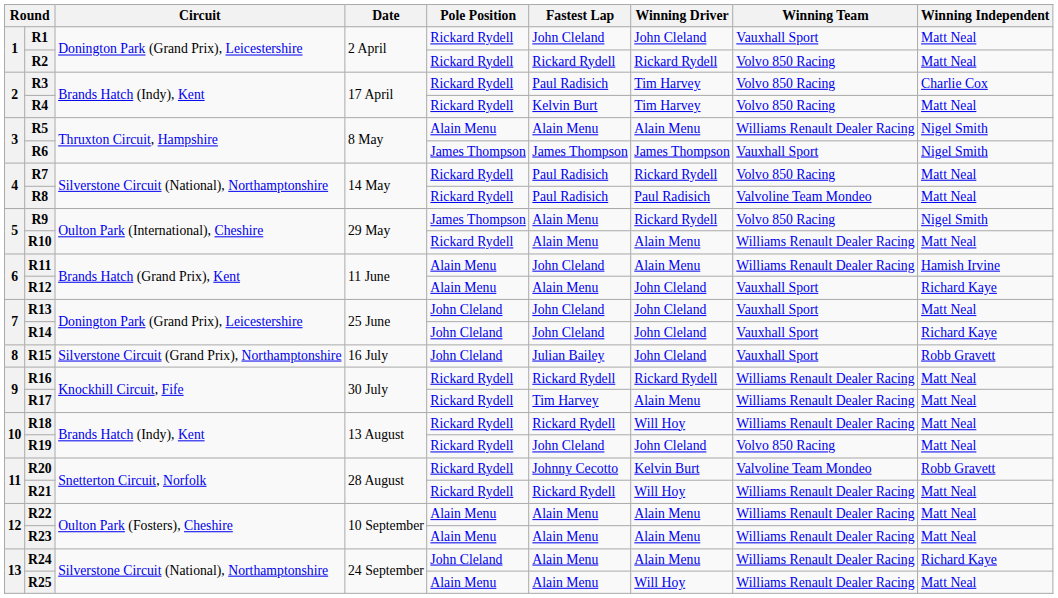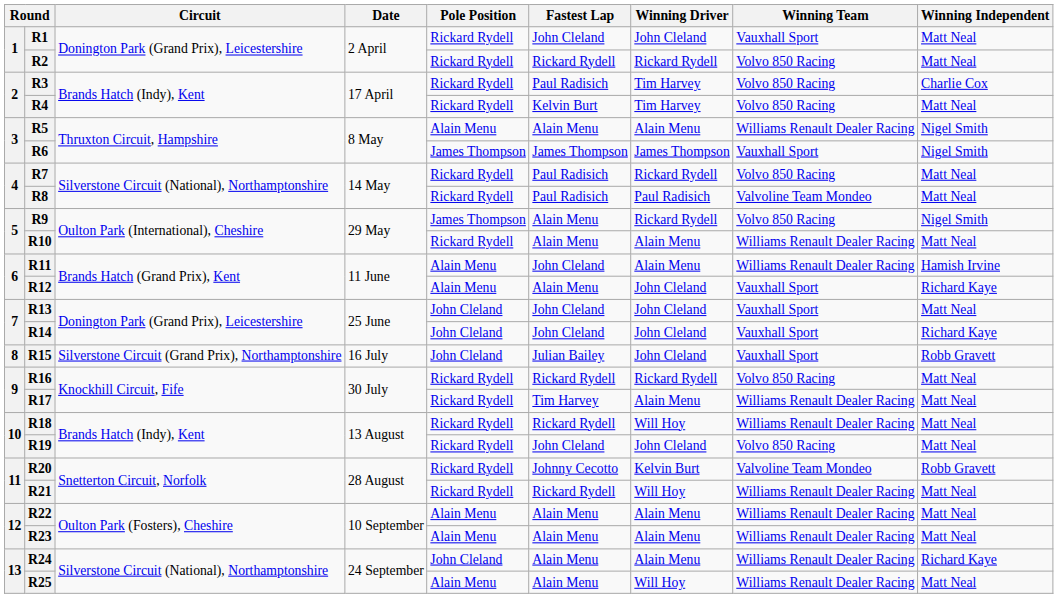(825, 378) Williams Renault Dealer Racing -> (786, 378) Volvo 850 Racing
